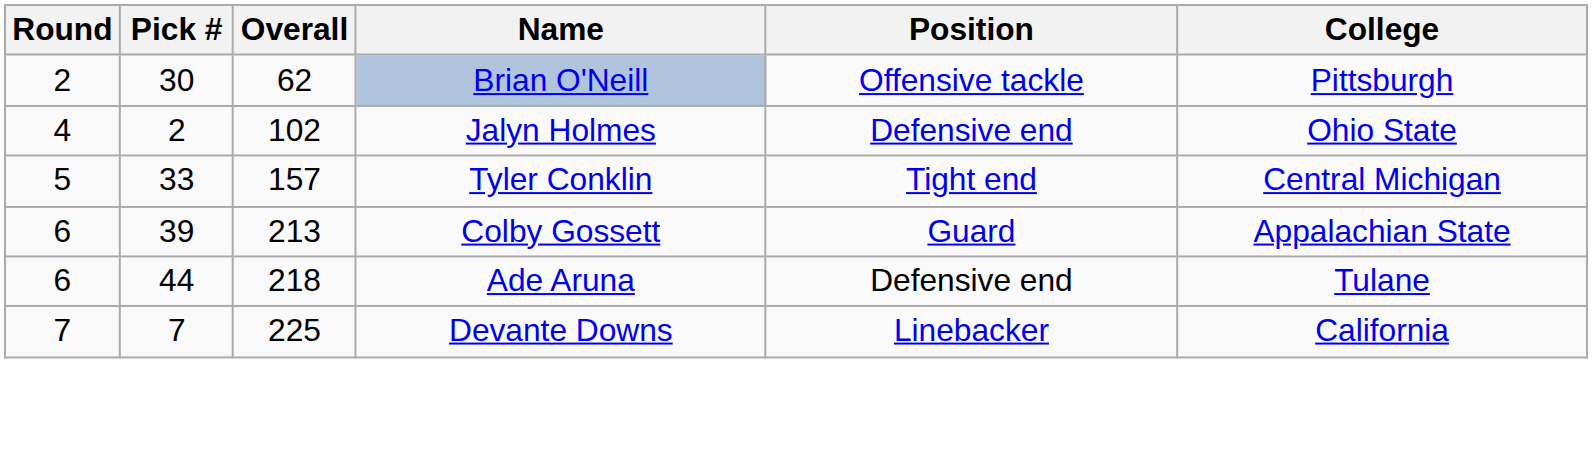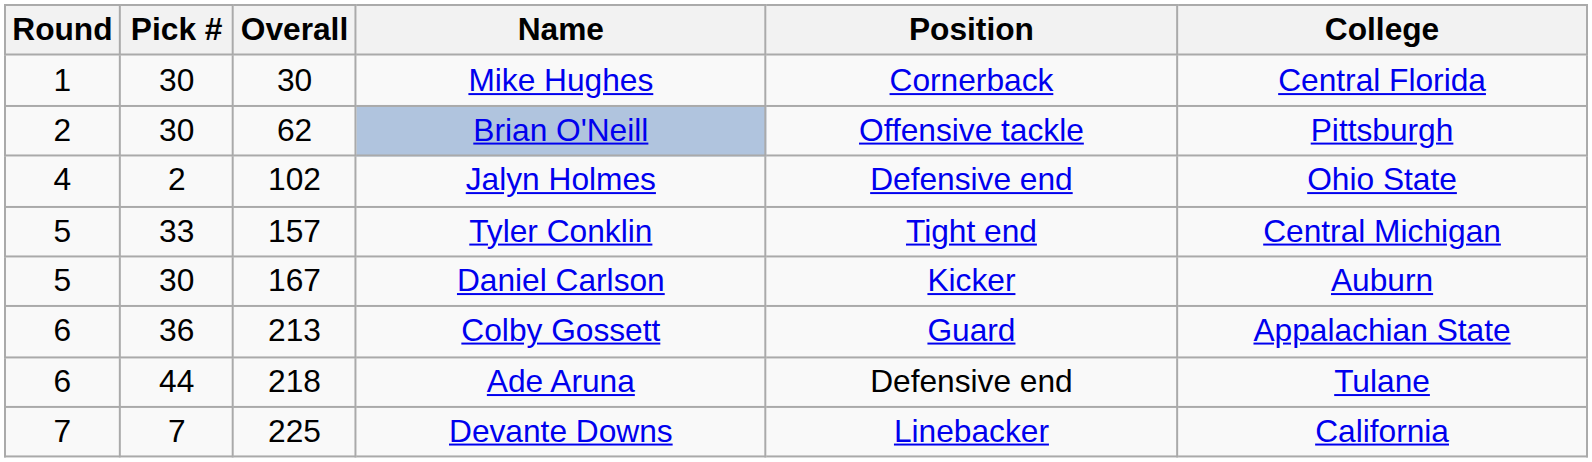+ row: (561, 79)
+ row: (561, 280)
(177, 230) 39 -> (177, 331) 36
